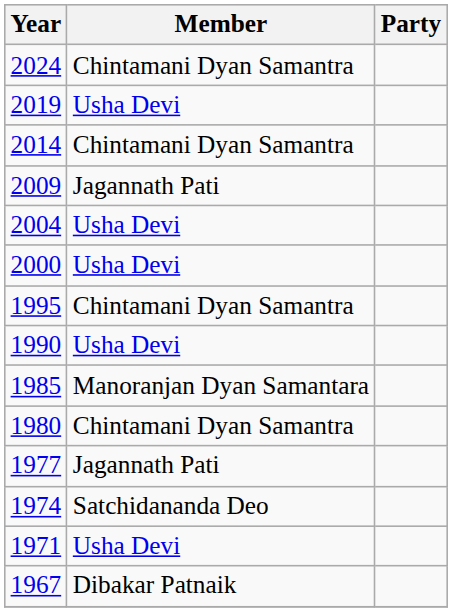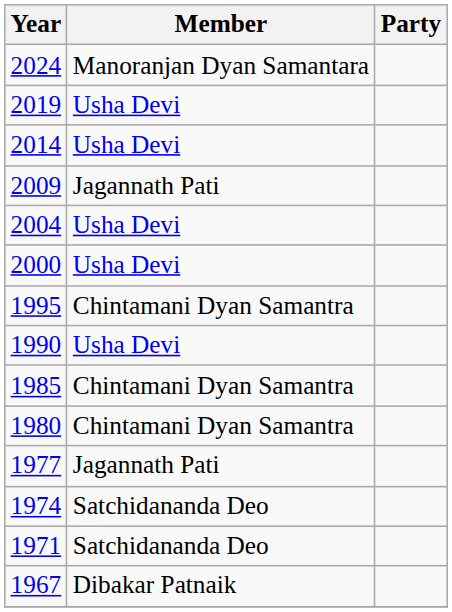(213, 64) Chintamani Dyan Samantra -> (221, 64) Manoranjan Dyan Samantara
(213, 144) Chintamani Dyan Samantra -> (127, 144) Usha Devi
(221, 385) Manoranjan Dyan Samantara -> (213, 385) Chintamani Dyan Samantra
(127, 545) Usha Devi -> (171, 545) Satchidananda Deo
